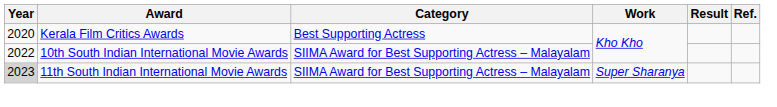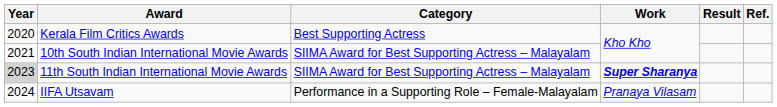(21, 53) 2022 -> (21, 53) 2021
(640, 72) normal -> (650, 72) bold
+ row: (77, 92)
